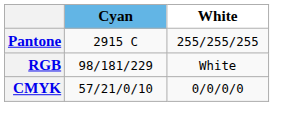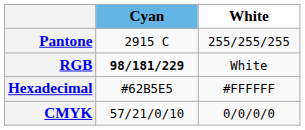(116, 65) normal -> (147, 64) bold
+ row: (50, 88)
